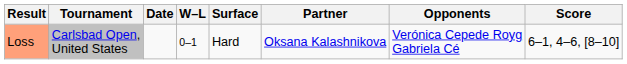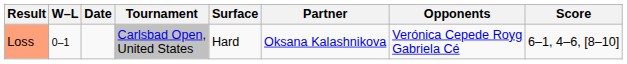columns swapped: (193, 14) <-> (96, 14)
